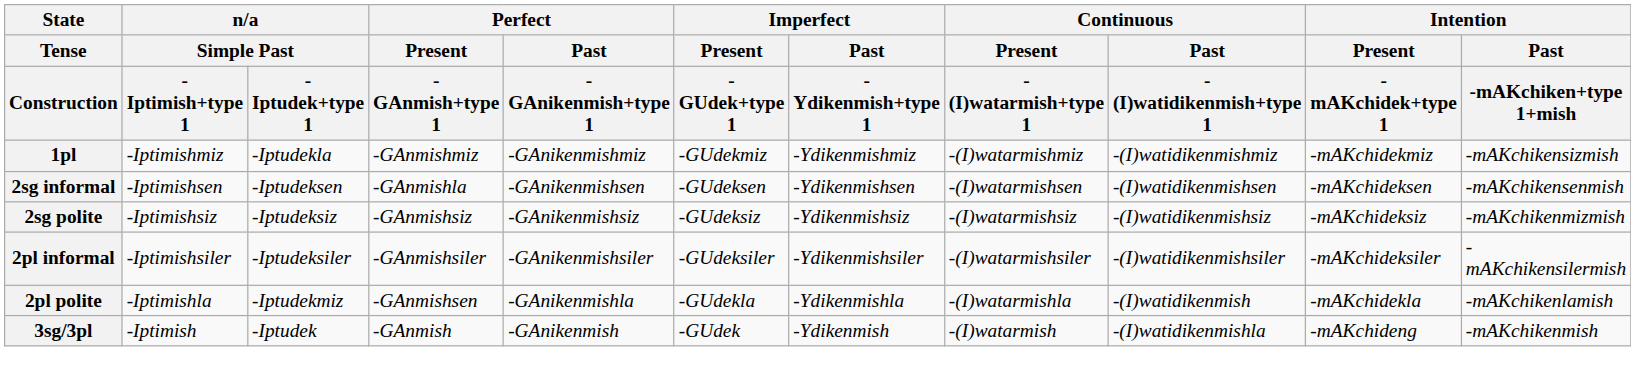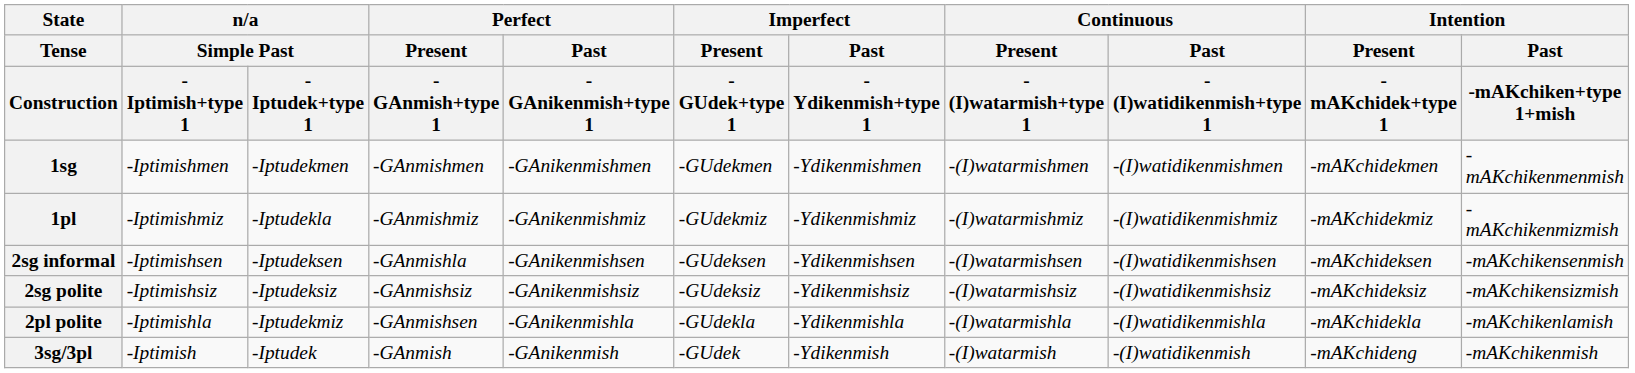+ row: (63, 166)
(1542, 155) -mAKchikensizmish -> (1542, 218) -mAKchikenmizmish
(1545, 216) -mAKchikenmizmish -> (1542, 291) -mAKchikensizmish
- row: (63, 258)
(1182, 300) -(I)watidikenmish -> (1189, 321) -(I)watidikenmishla
(1189, 330) -(I)watidikenmishla -> (1182, 352) -(I)watidikenmish
